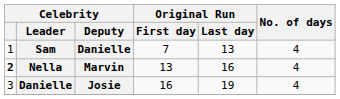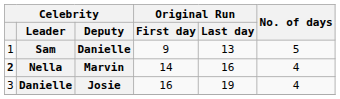(166, 49) 7 -> (166, 49) 9
(296, 49) 4 -> (296, 49) 5
(166, 67) 13 -> (166, 67) 14
